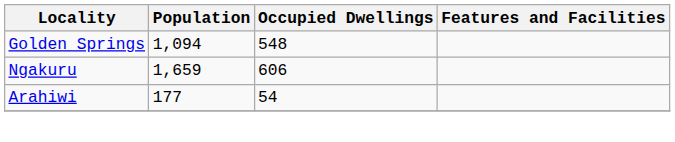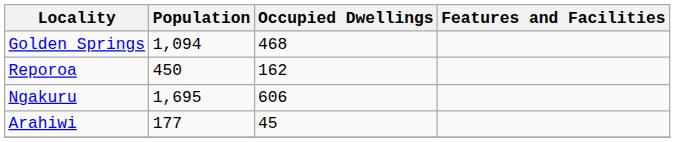(273, 44) 548 -> (273, 44) 468
+ row: (43, 71)
(177, 71) 1,659 -> (177, 97) 1,695
(268, 97) 54 -> (268, 124) 45
